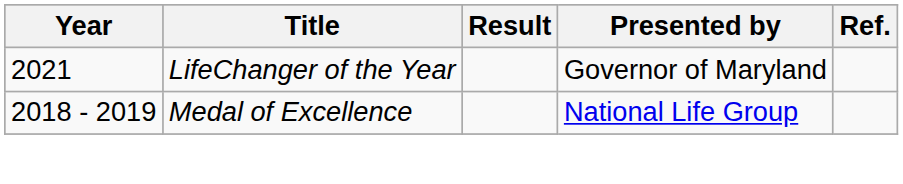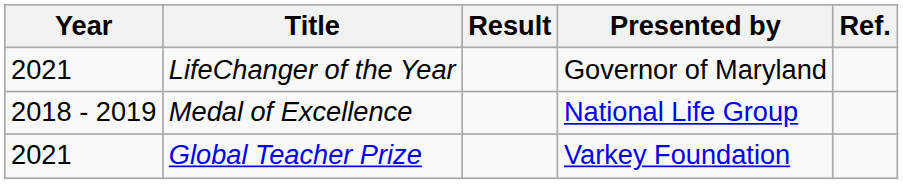+ row: (295, 155)
